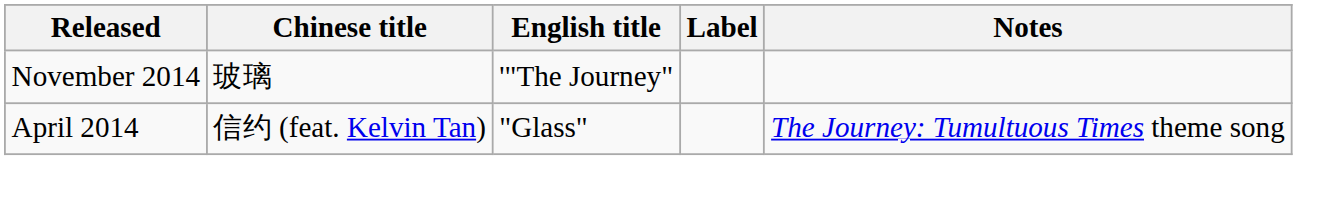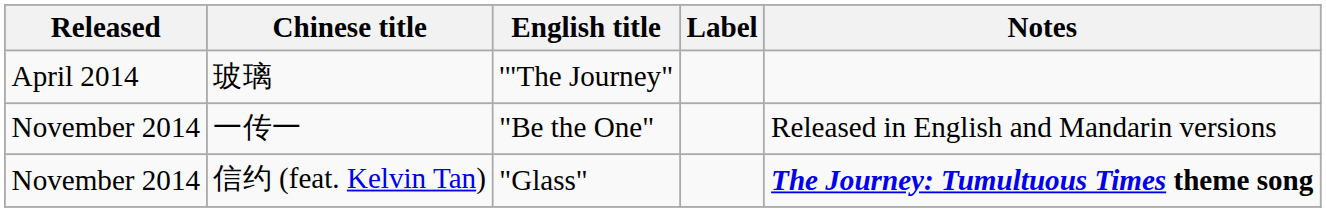(106, 76) November 2014 -> (75, 76) April 2014
+ row: (257, 127)
(75, 128) April 2014 -> (106, 179) November 2014
(1028, 128) normal -> (1042, 179) bold
